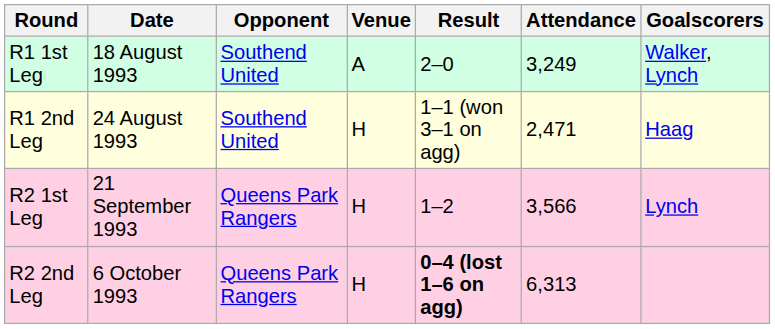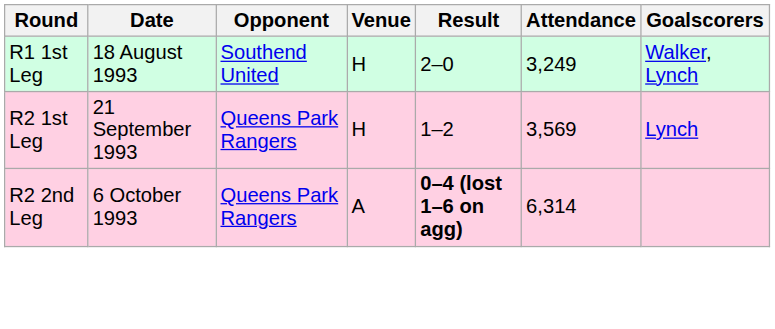(358, 63) A -> (359, 63) H
- row: (42, 129)
(551, 207) 3,566 -> (551, 129) 3,569
(359, 284) H -> (358, 207) A
(551, 284) 6,313 -> (551, 207) 6,314
